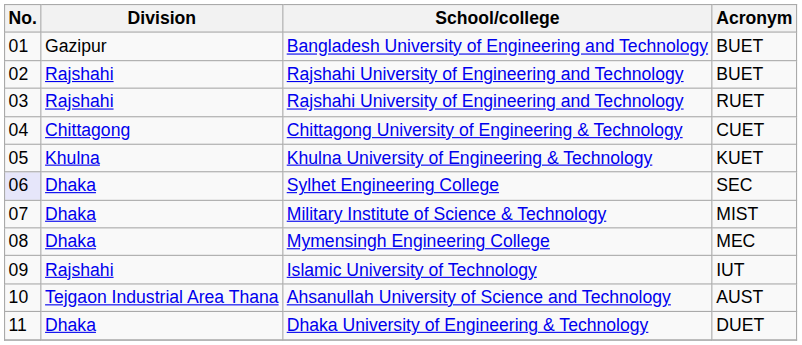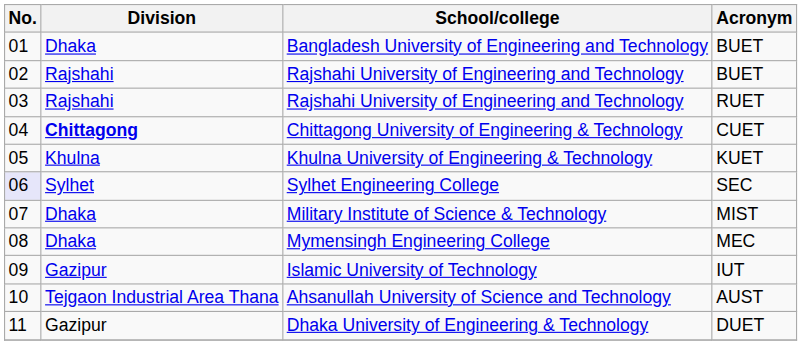(76, 46) Gazipur -> (71, 46) Dhaka
(88, 130) normal -> (92, 130) bold
(71, 185) Dhaka -> (70, 185) Sylhet
(79, 269) Rajshahi -> (76, 269) Gazipur
(71, 325) Dhaka -> (76, 325) Gazipur
